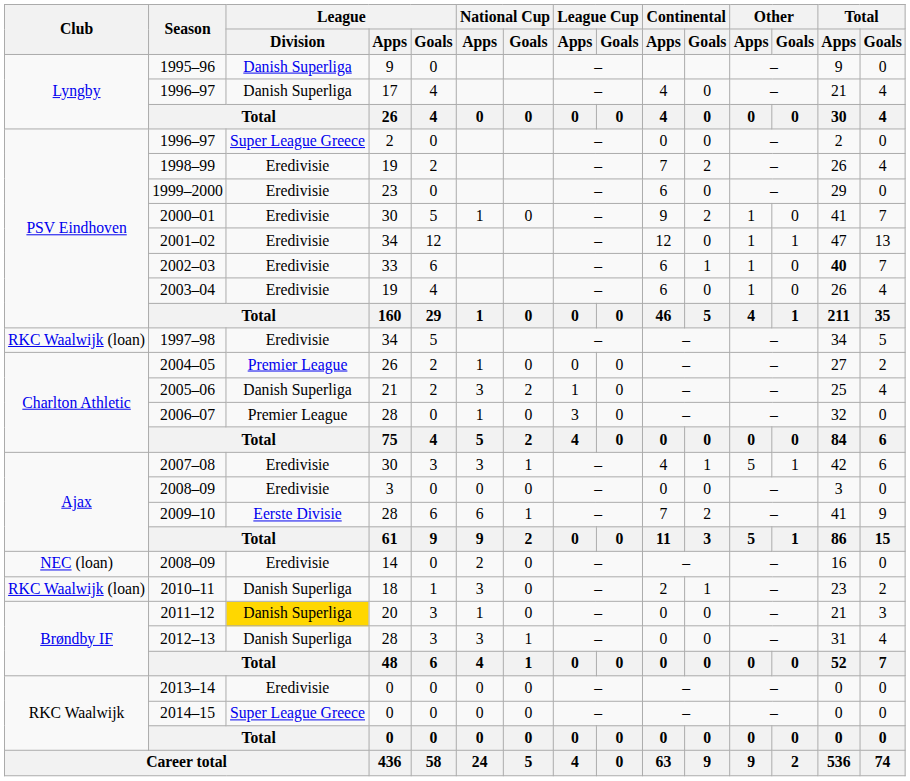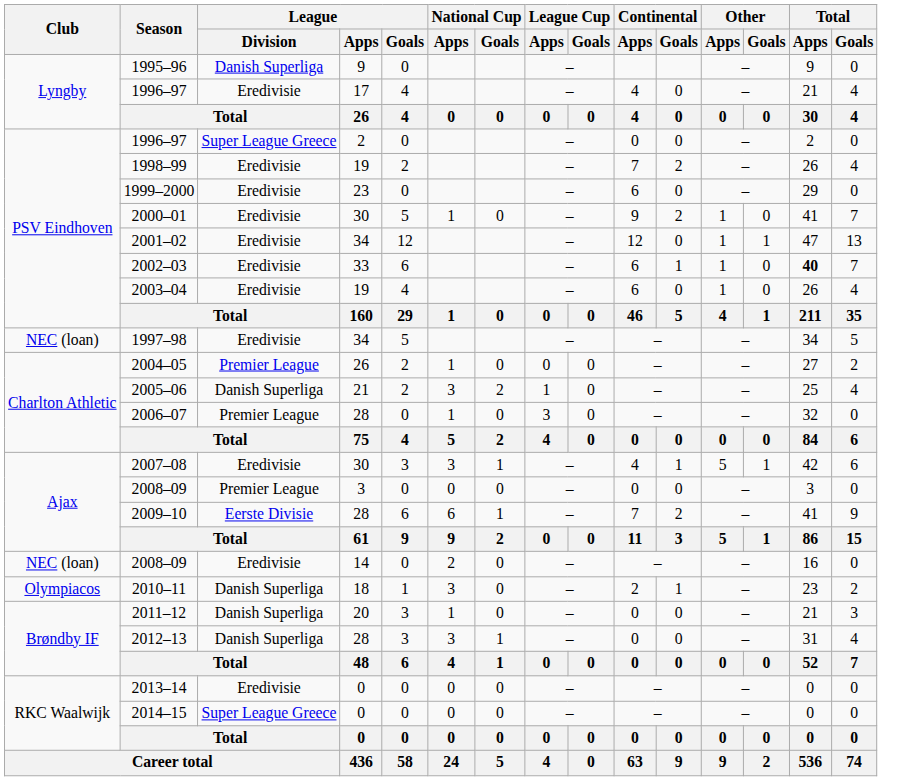(298, 91) Danish Superliga -> (269, 91) Eredivisie
(77, 340) RKC Waalwijk (loan) -> (62, 340) NEC (loan)
(298, 489) Eredivisie -> (269, 489) Premier League
(77, 588) RKC Waalwijk (loan) -> (62, 588) Olympiacos
(298, 613) gold background -> (269, 613) no background
